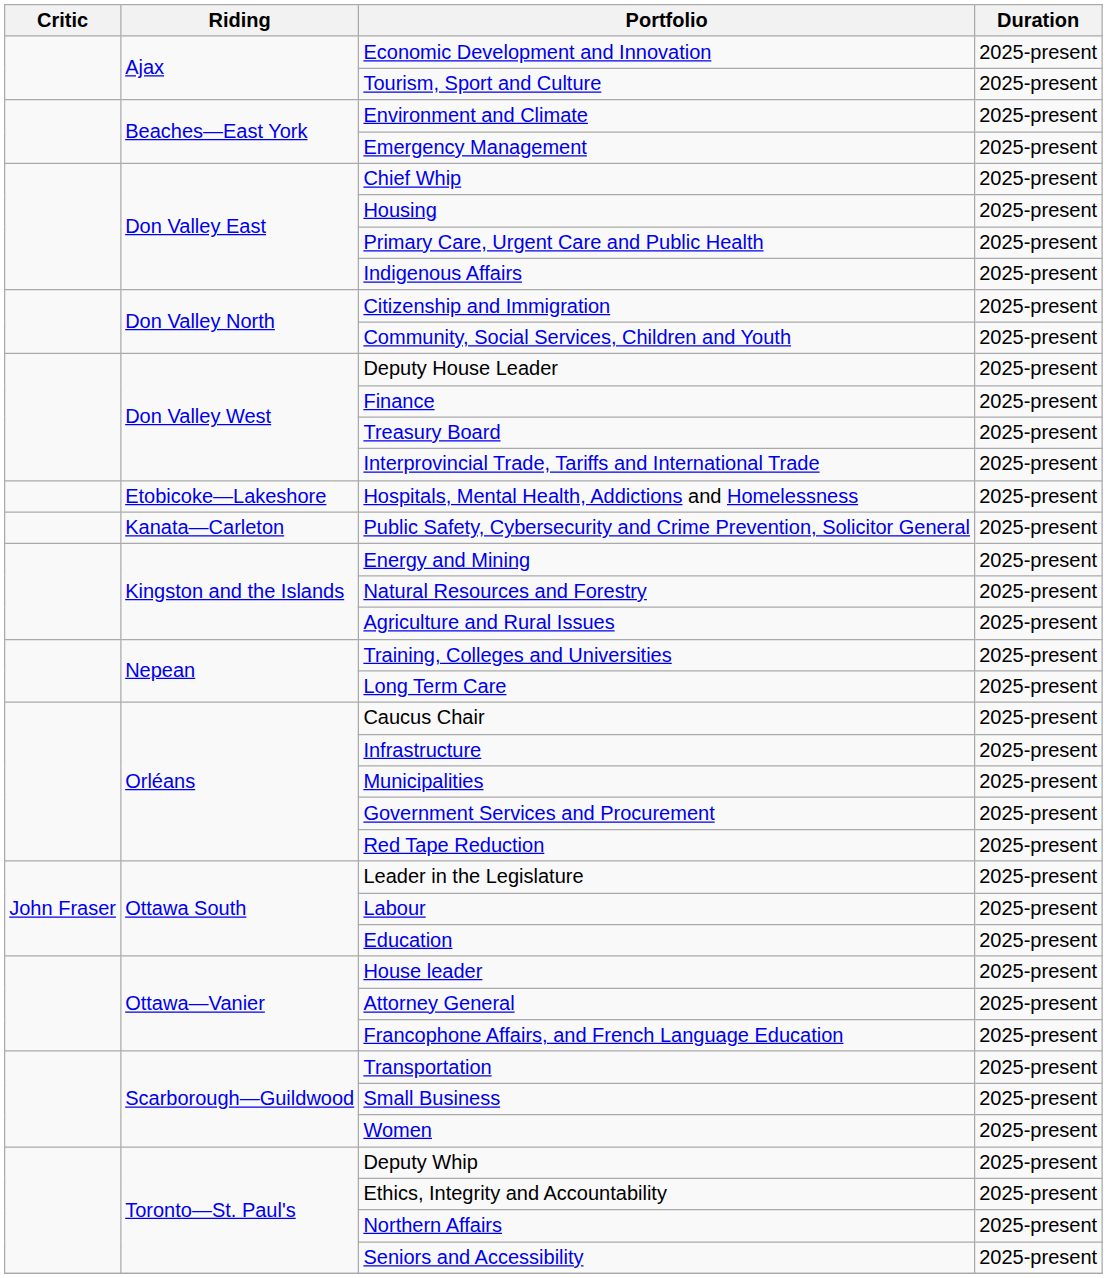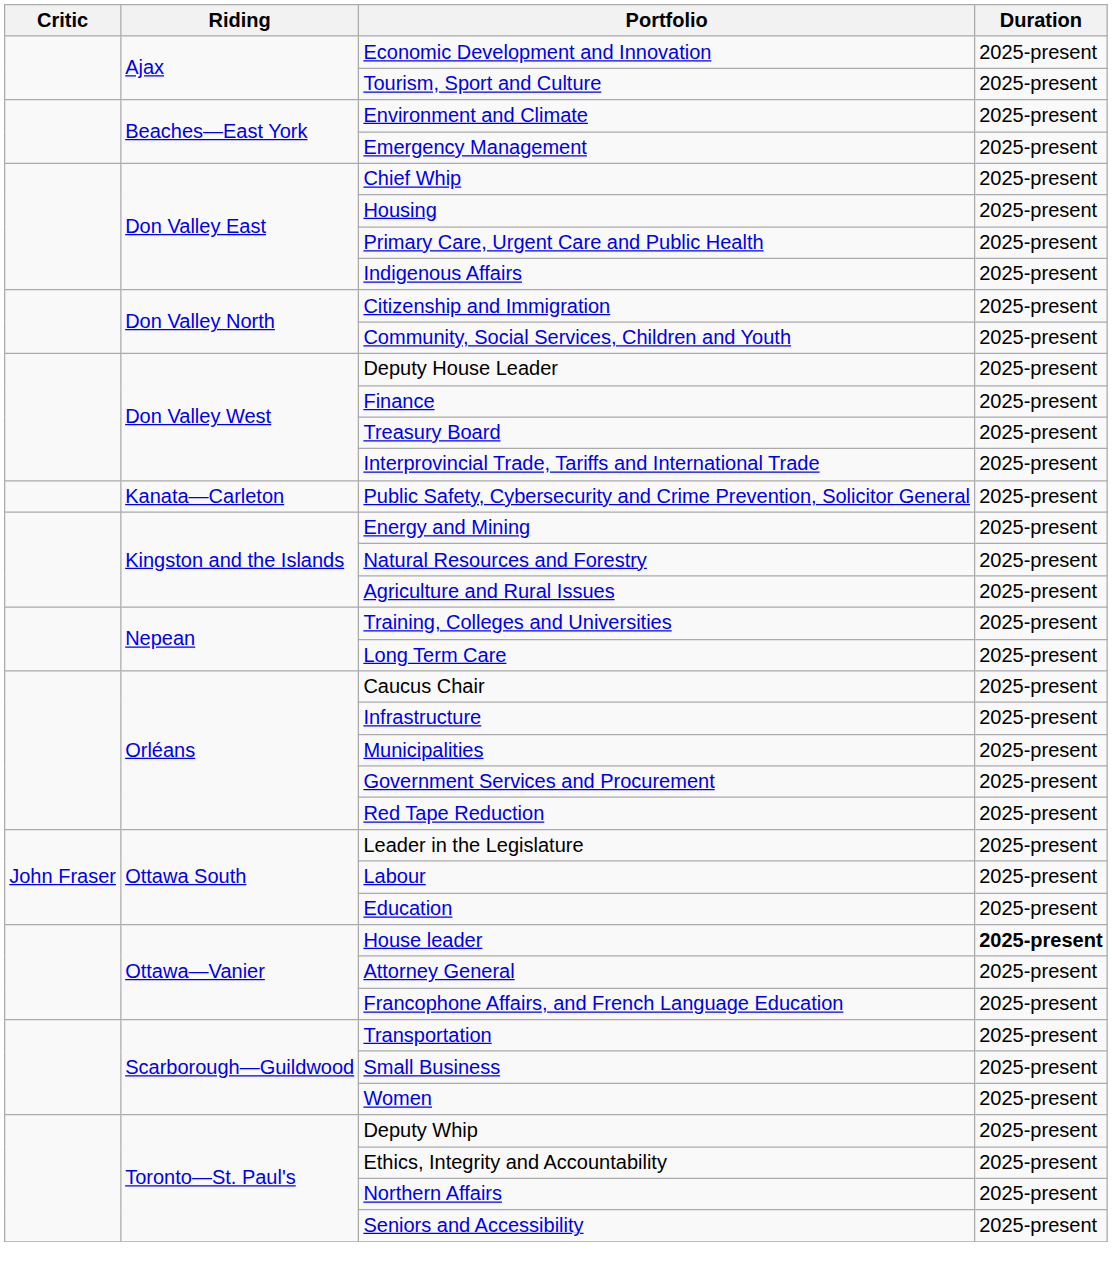- row: (611, 496)
(1038, 971) normal -> (1041, 940) bold
